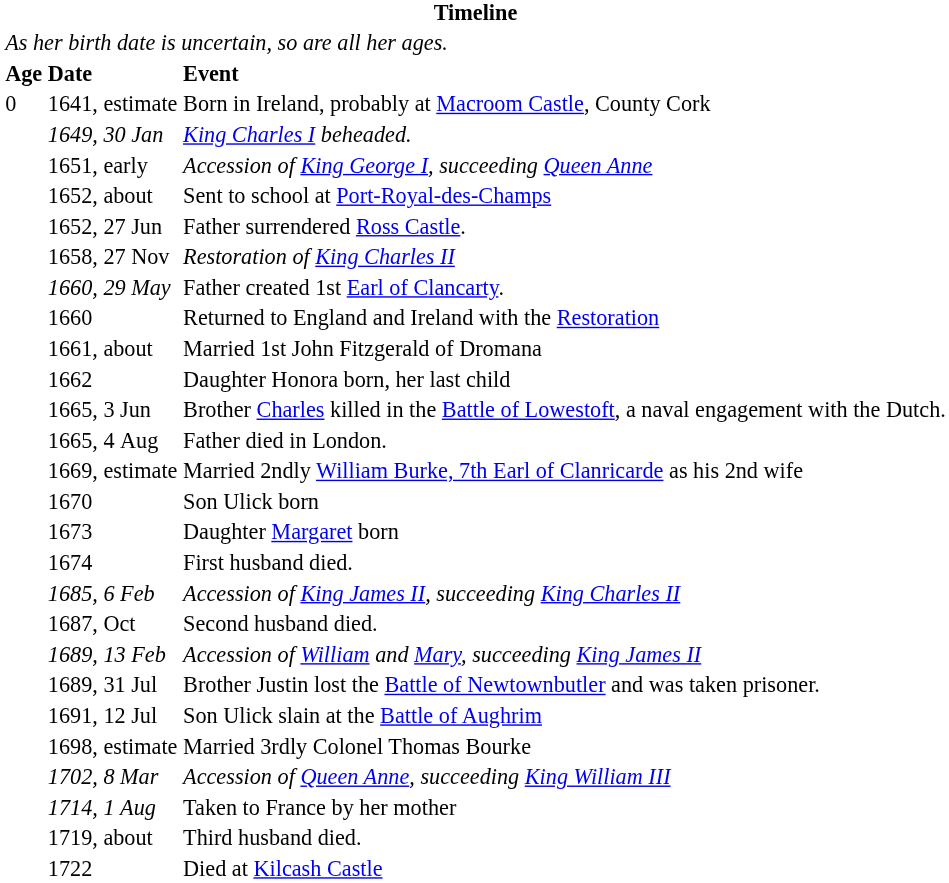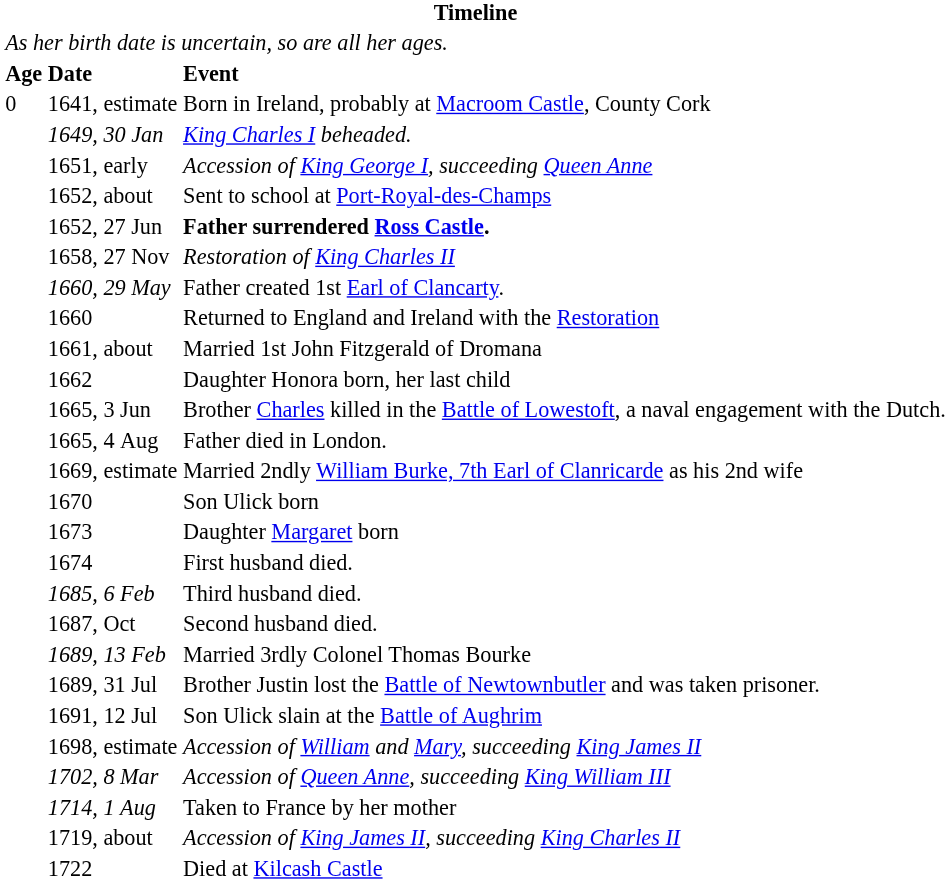(324, 226) normal -> (336, 226) bold
(432, 593) Accession of King James II, succeeding King Charles II -> (272, 593) Third husband died.
(442, 654) Accession of William and Mary, succeeding King James II -> (357, 654) Married 3rdly Colonel Thomas Bourke
(357, 746) Married 3rdly Colonel Thomas Bourke -> (442, 746) Accession of William and Mary, succeeding King James II
(272, 838) Third husband died. -> (432, 838) Accession of King James II, succeeding King Charles II
